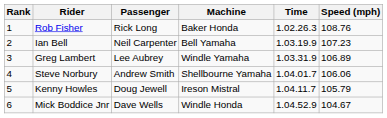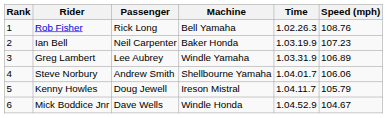(210, 27) Baker Honda -> (208, 27) Bell Yamaha
(208, 43) Bell Yamaha -> (210, 43) Baker Honda
